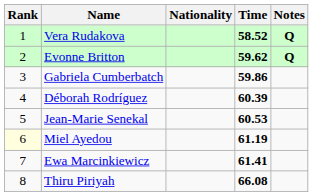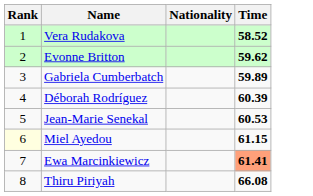- column: (289, 14)
(253, 77) 59.86 -> (253, 77) 59.89
(253, 139) 61.19 -> (253, 139) 61.15
(253, 160) no background -> (253, 160) lightsalmon background
